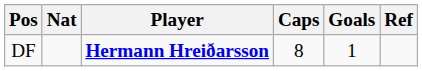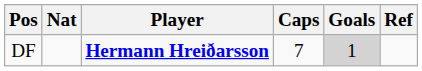(299, 50) 8 -> (299, 50) 7
(352, 50) no background -> (352, 50) lightgrey background
